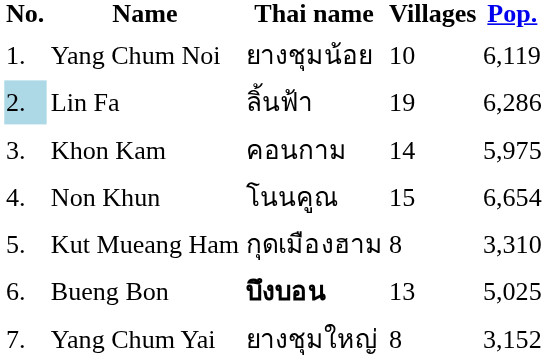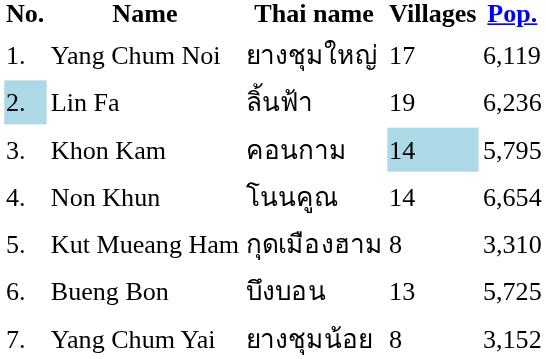(309, 55) ยางชุมน้อย -> (312, 55) ยางชุมใหญ่
(402, 54) 10 -> (402, 54) 17
(512, 102) 6,286 -> (512, 102) 6,236
(402, 149) no background -> (402, 149) lightblue background
(512, 149) 5,975 -> (512, 149) 5,795
(402, 196) 15 -> (402, 196) 14
(286, 291) bold -> (286, 291) normal
(512, 291) 5,025 -> (512, 291) 5,725
(312, 339) ยางชุมใหญ่ -> (309, 339) ยางชุมน้อย
